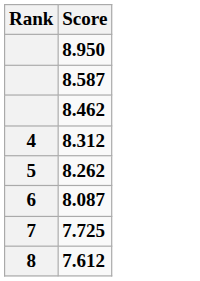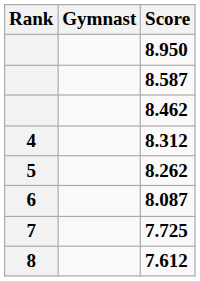+ column: (99, 19)
